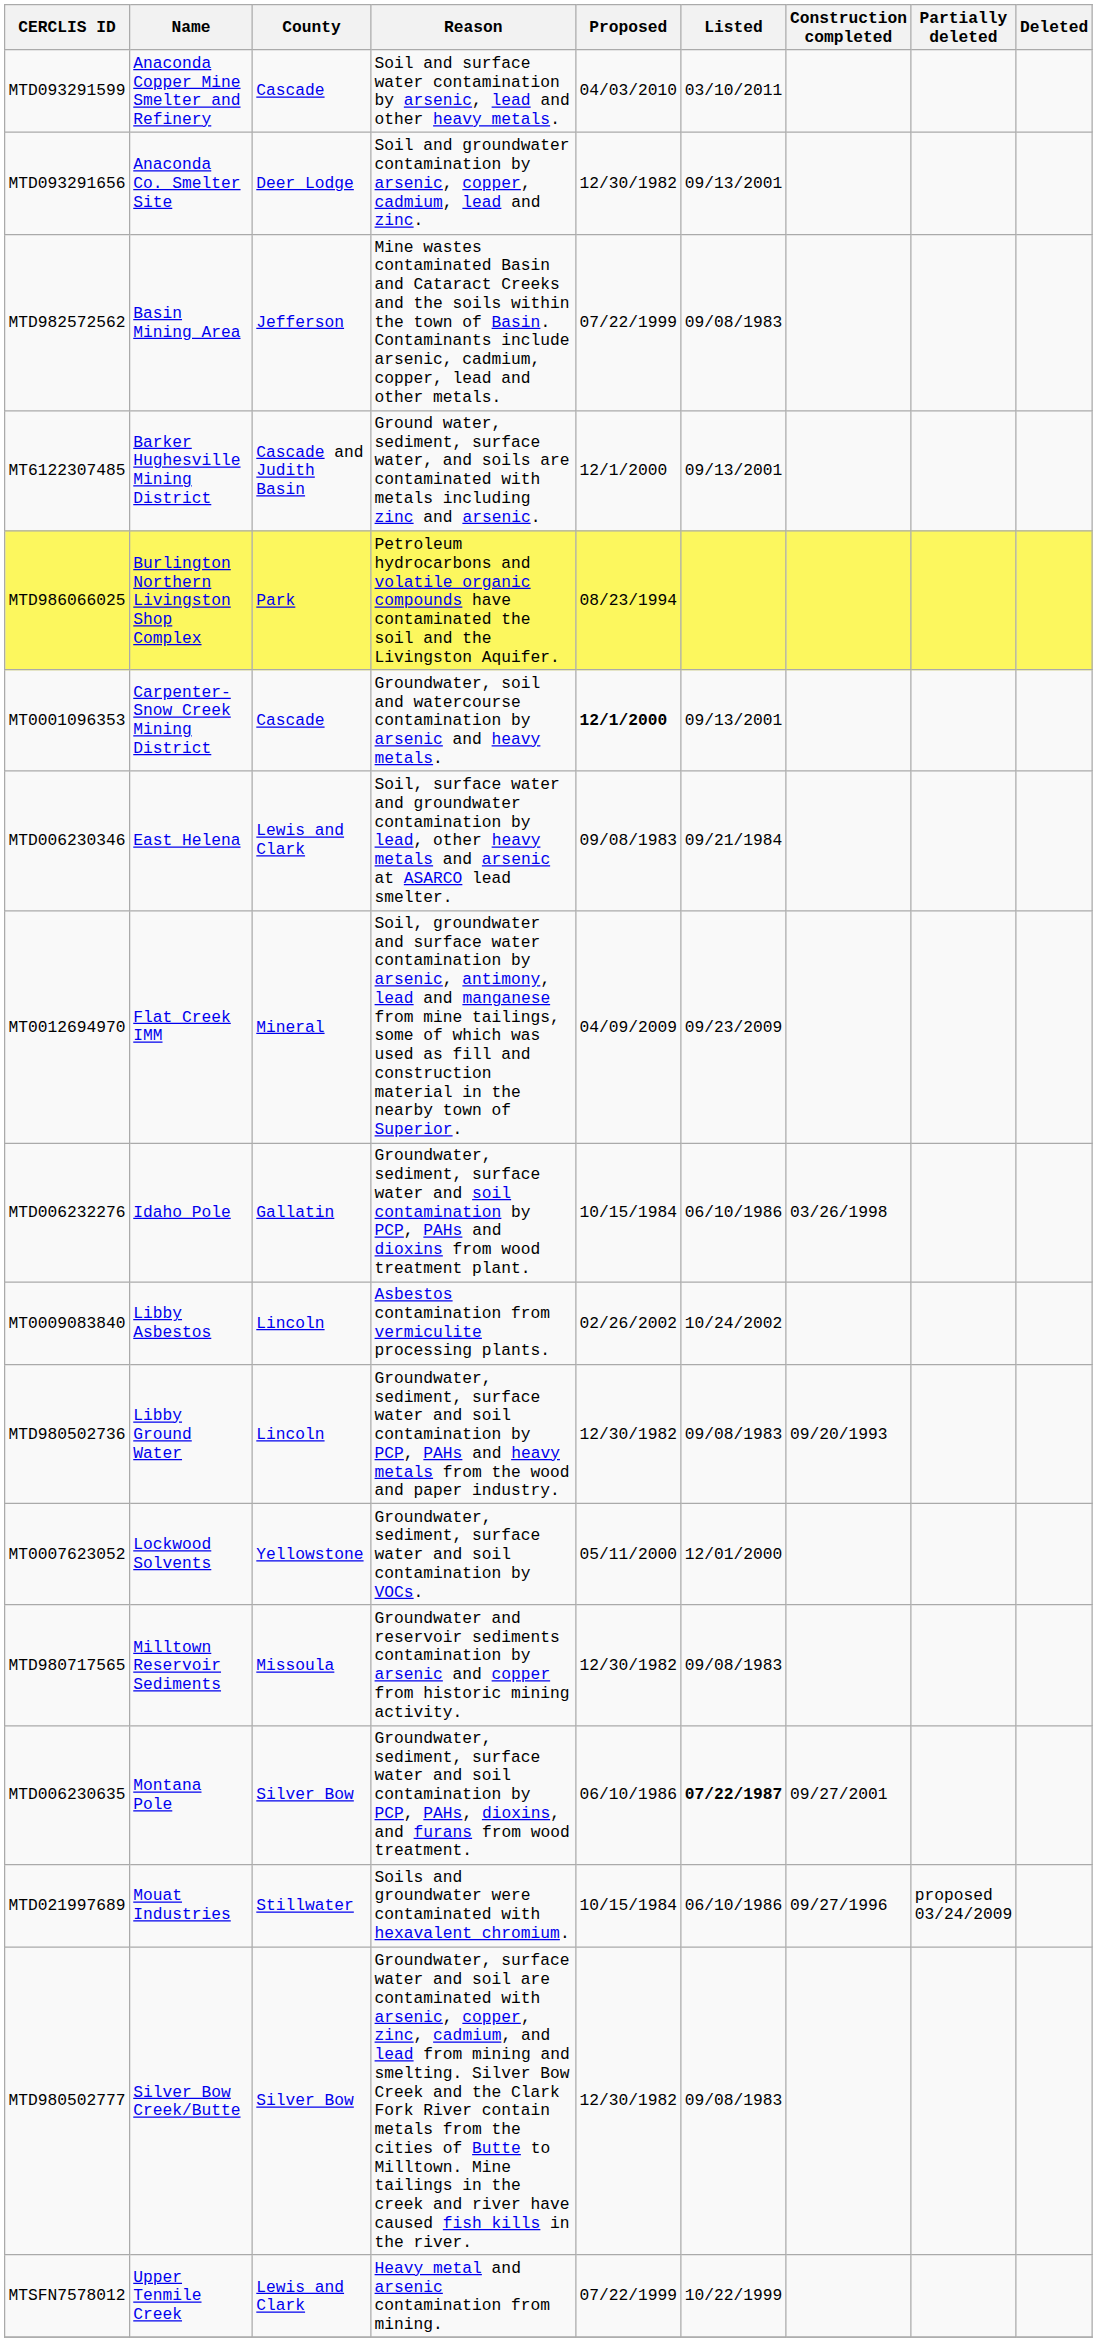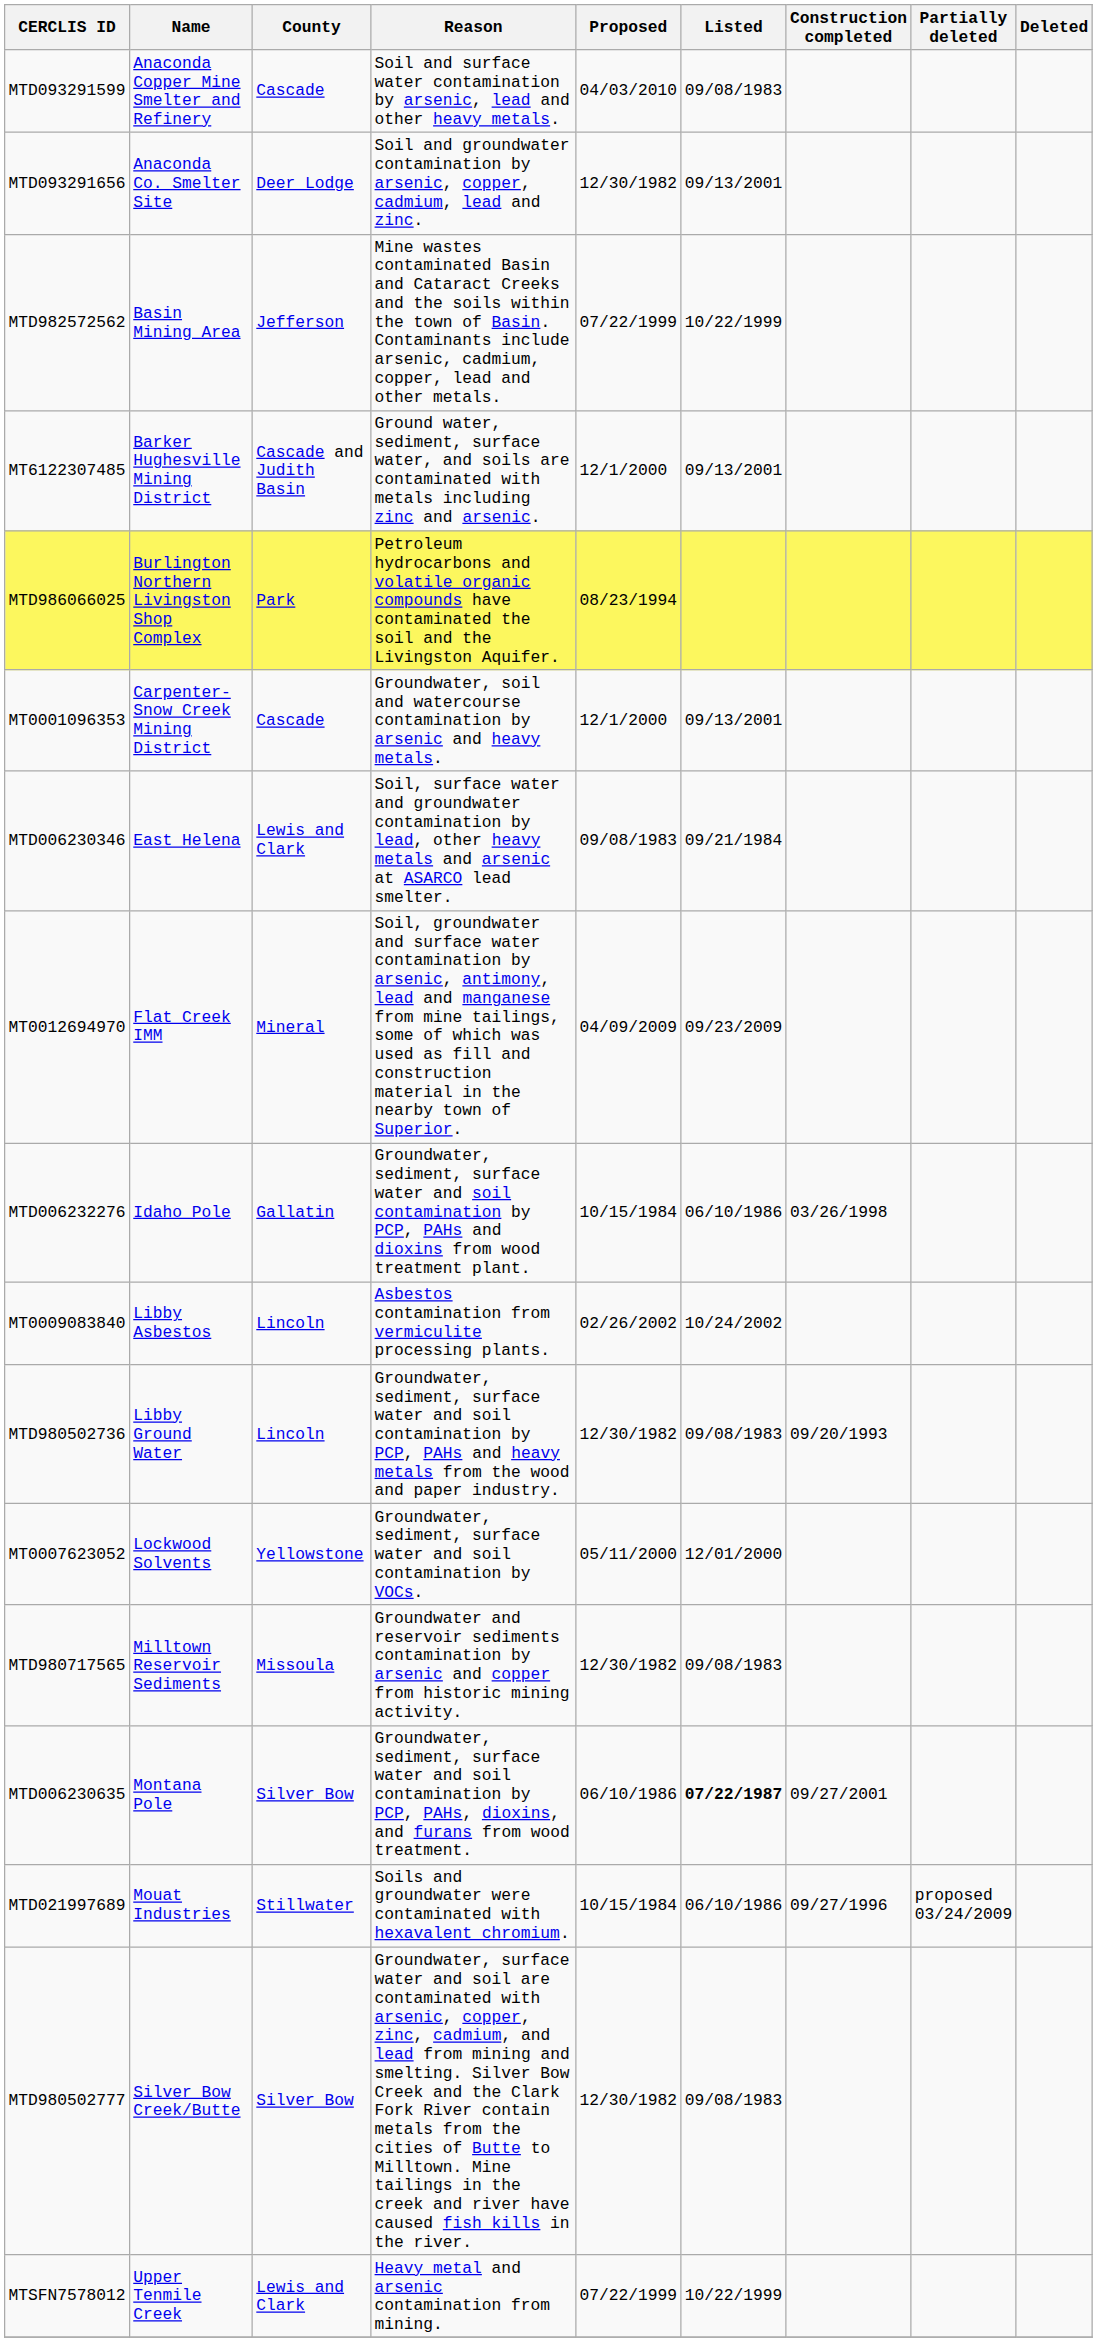(733, 91) 03/10/2011 -> (733, 91) 09/08/1983
(733, 322) 09/08/1983 -> (733, 322) 10/22/1999
(623, 721) bold -> (623, 721) normal
